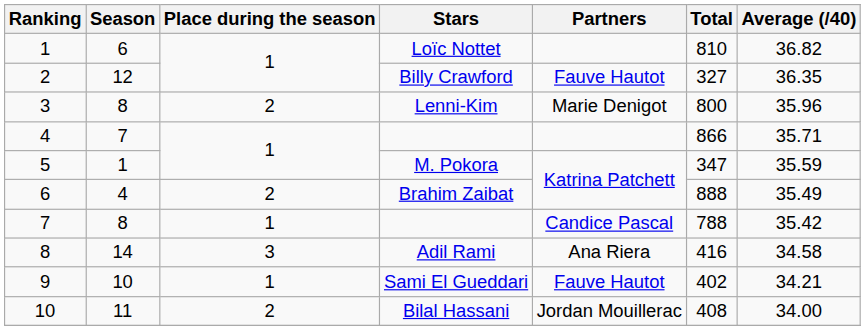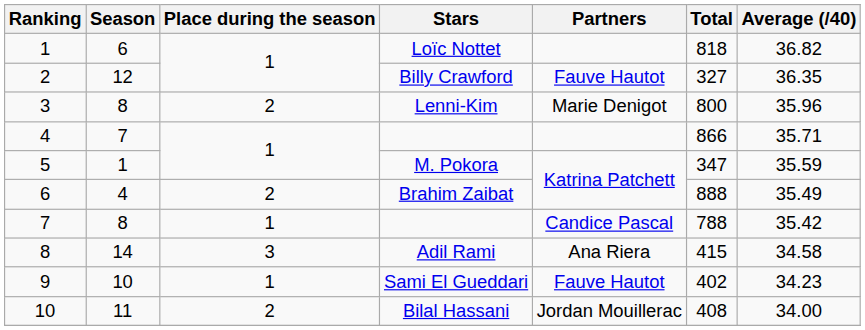(712, 48) 810 -> (712, 48) 818
(712, 252) 416 -> (712, 252) 415
(799, 281) 34.21 -> (799, 281) 34.23
